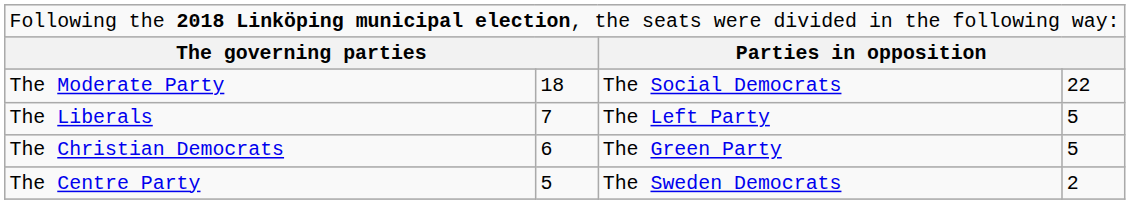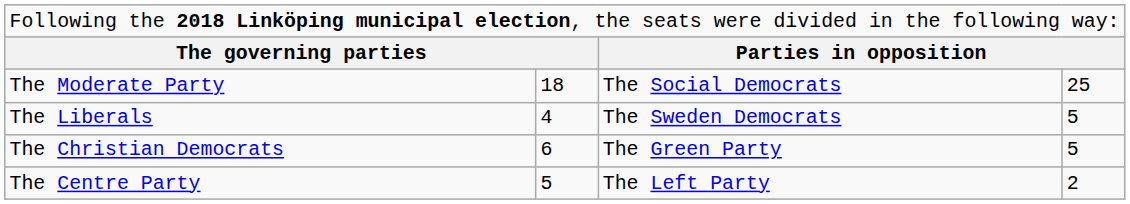(1079, 86) 22 -> (1079, 86) 25
(546, 118) 7 -> (546, 118) 4
(686, 118) The Left Party -> (722, 118) The Sweden Democrats
(722, 183) The Sweden Democrats -> (686, 183) The Left Party
